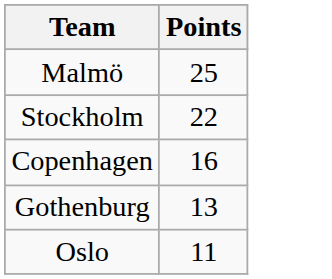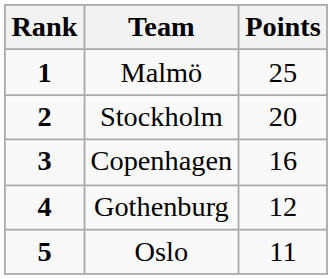+ column: (44, 26)
(204, 116) 22 -> (283, 116) 20
(204, 206) 13 -> (283, 206) 12
